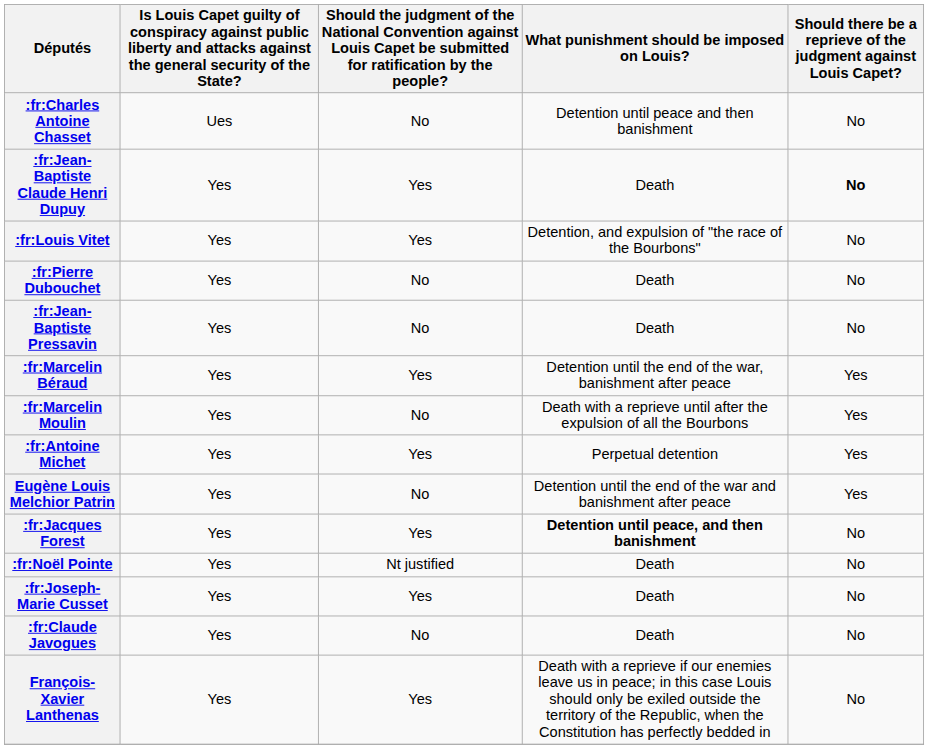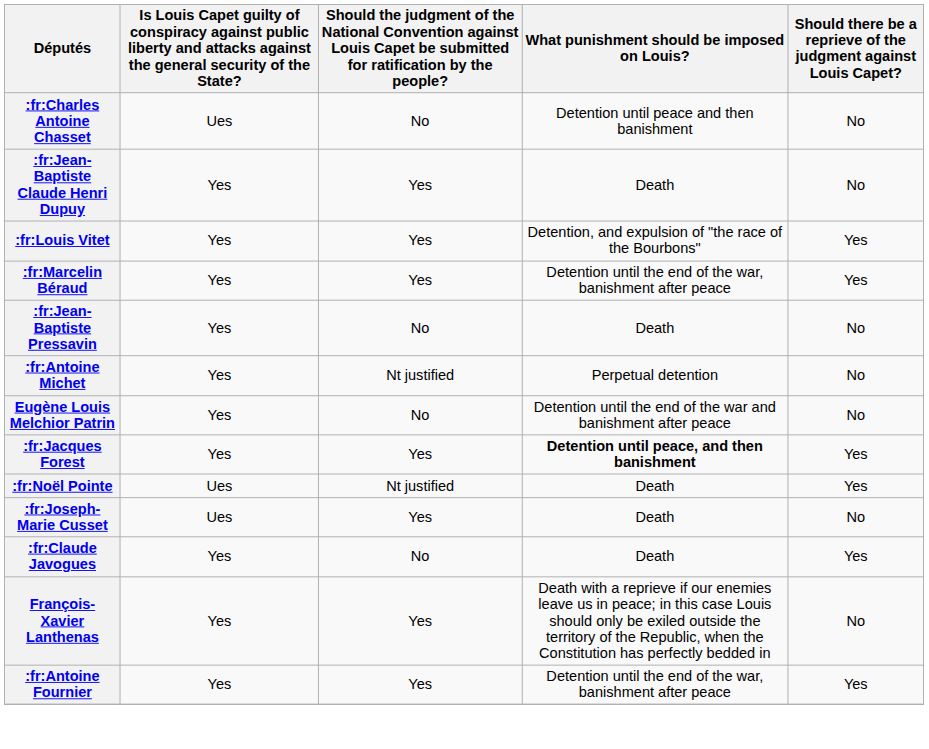(856, 185) bold -> (856, 185) normal
(856, 240) No -> (856, 240) Yes
- row: (62, 280)
rows swapped: (62, 375) <-> (62, 328)
- row: (62, 415)
(420, 454) Yes -> (420, 375) Nt justified
(856, 454) Yes -> (856, 375) No
(856, 494) Yes -> (856, 415) No
(856, 533) No -> (856, 454) Yes
(219, 564) Yes -> (219, 485) Ues
(856, 564) No -> (856, 485) Yes
(219, 596) Yes -> (219, 517) Ues
(856, 635) No -> (856, 556) Yes
+ row: (62, 684)
